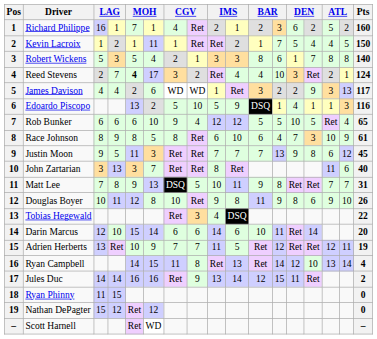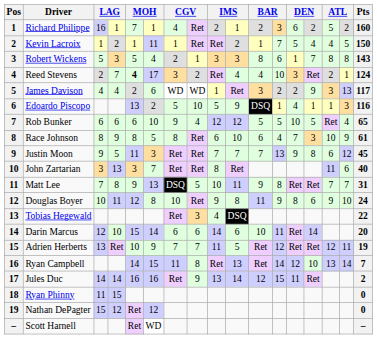(363, 59) 140 -> (363, 59) 143
(363, 200) 26 -> (363, 200) 24
(363, 263) 4 -> (363, 263) 7
